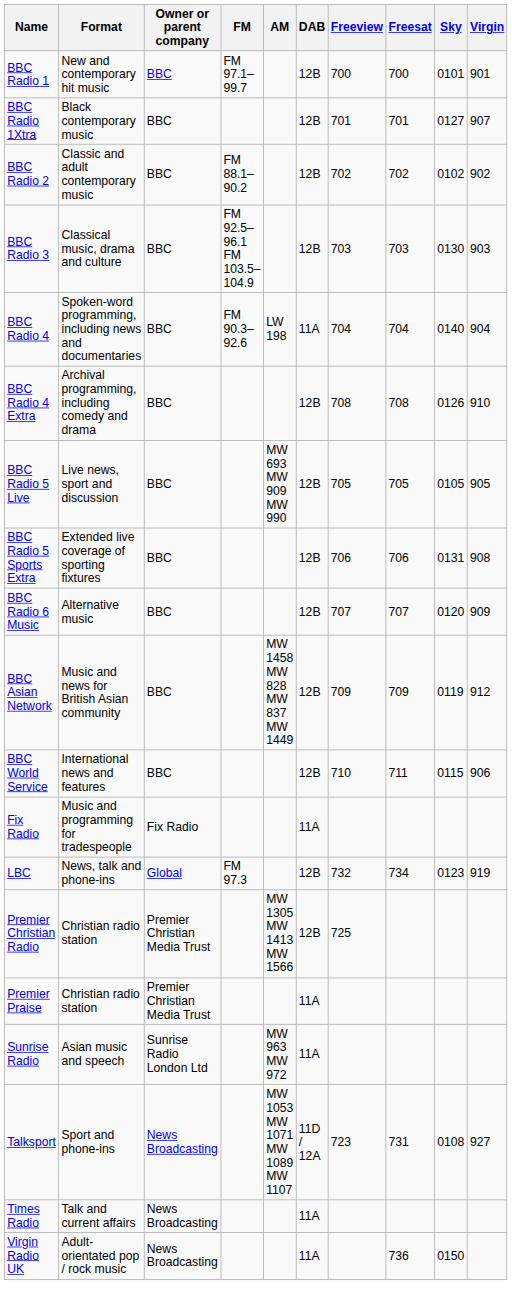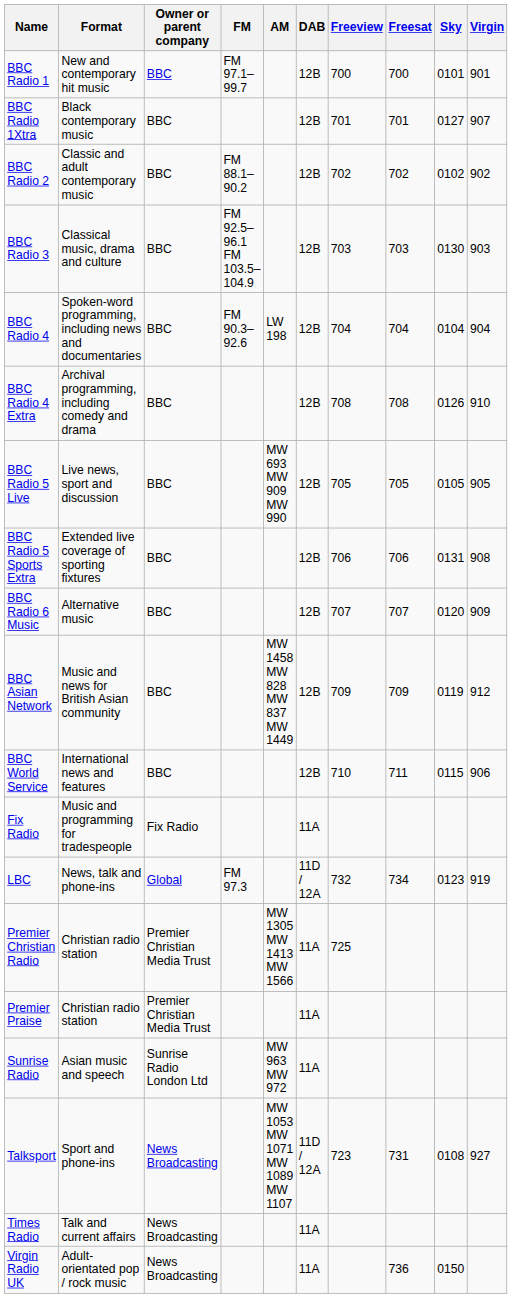(309, 329) 11A -> (310, 329) 12B
(451, 329) 0140 -> (451, 329) 0104
(310, 873) 12B -> (310, 880) 11D / 12A
(310, 933) 12B -> (309, 947) 11A
